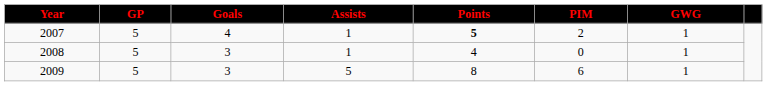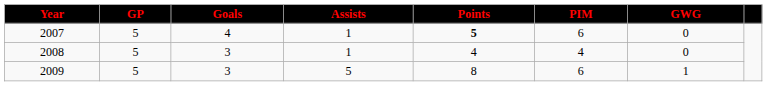(581, 33) 2 -> (581, 33) 6
(686, 33) 1 -> (686, 33) 0
(581, 52) 0 -> (581, 52) 4
(686, 52) 1 -> (686, 52) 0
